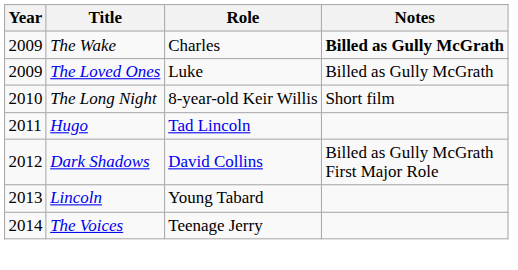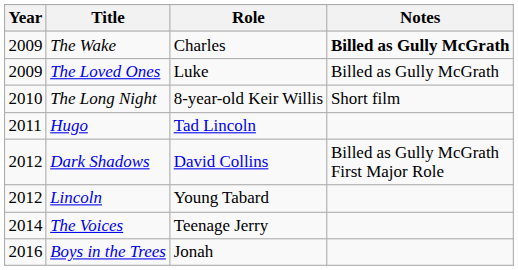(25, 198) 2013 -> (25, 198) 2012
+ row: (108, 252)
